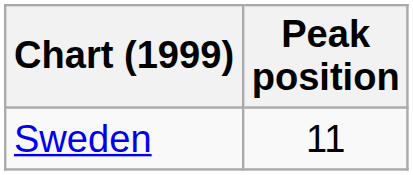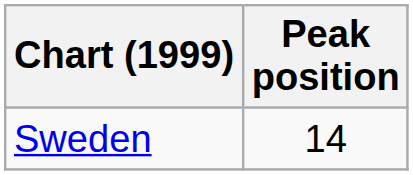(326, 137) 11 -> (326, 137) 14
